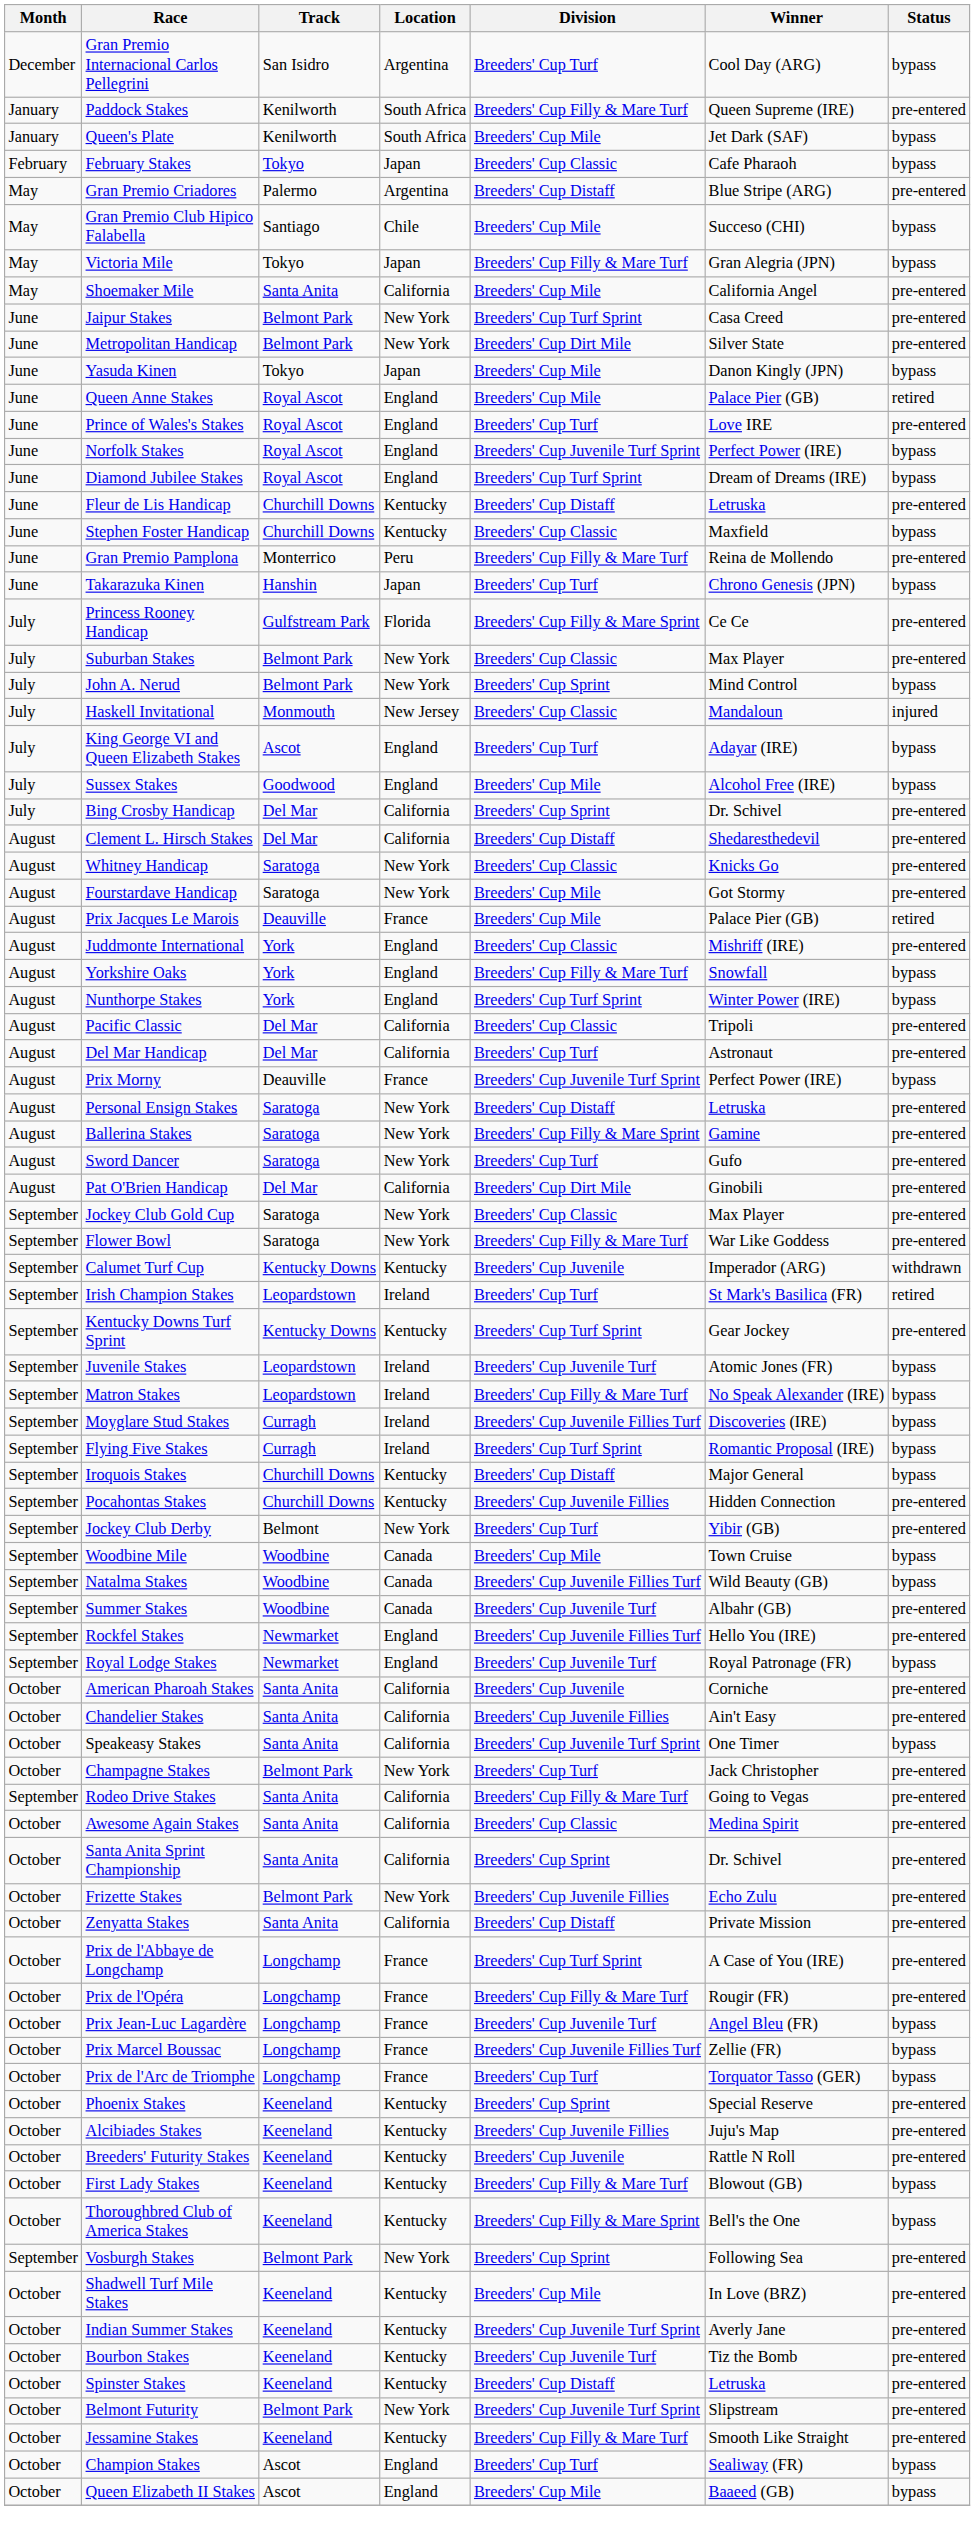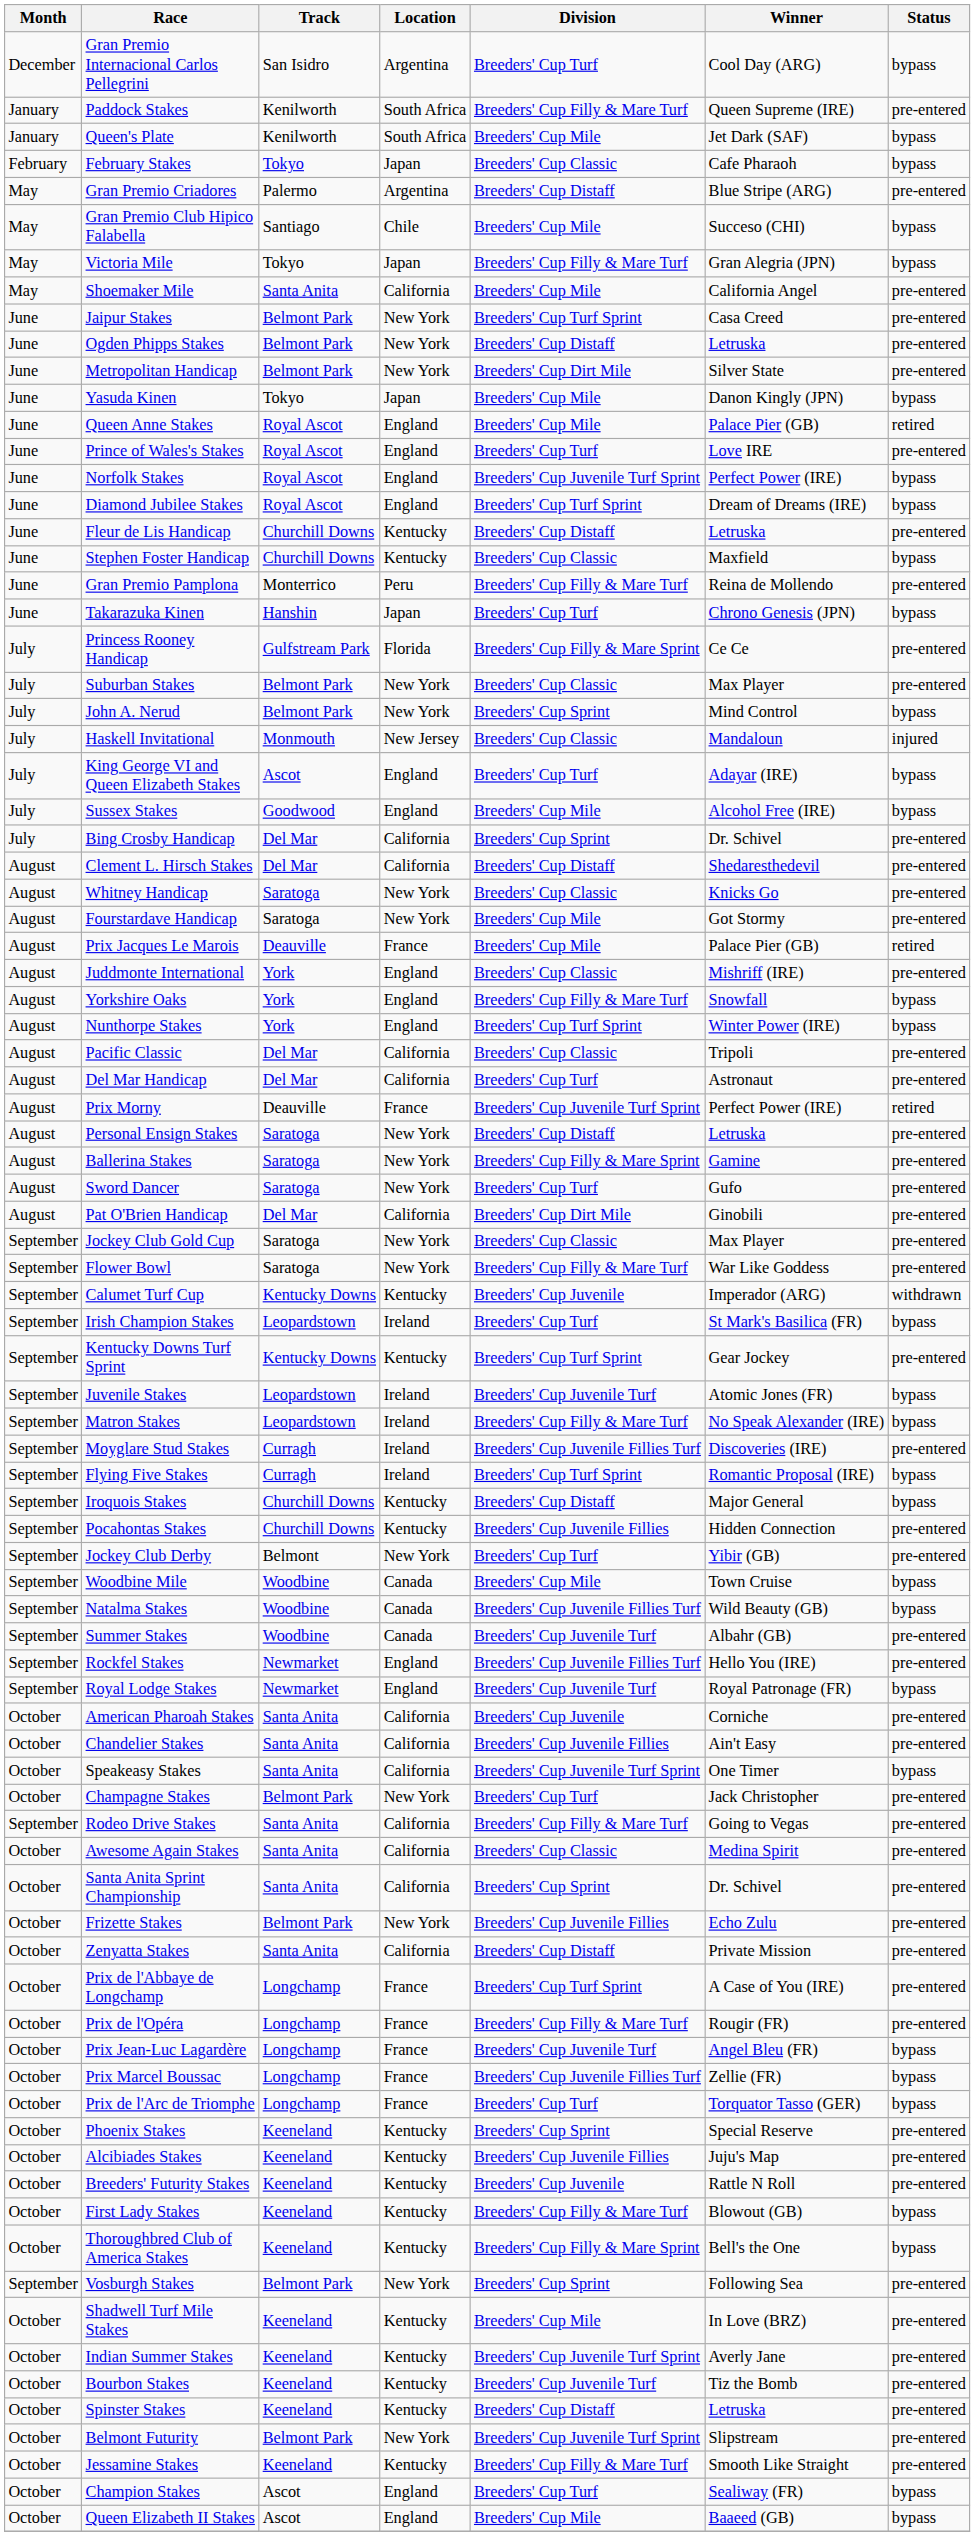+ row: (155, 344)
(914, 1080) bypass -> (913, 1107) retired
(913, 1295) retired -> (914, 1322) bypass
(914, 1421) bypass -> (929, 1448) pre-entered
